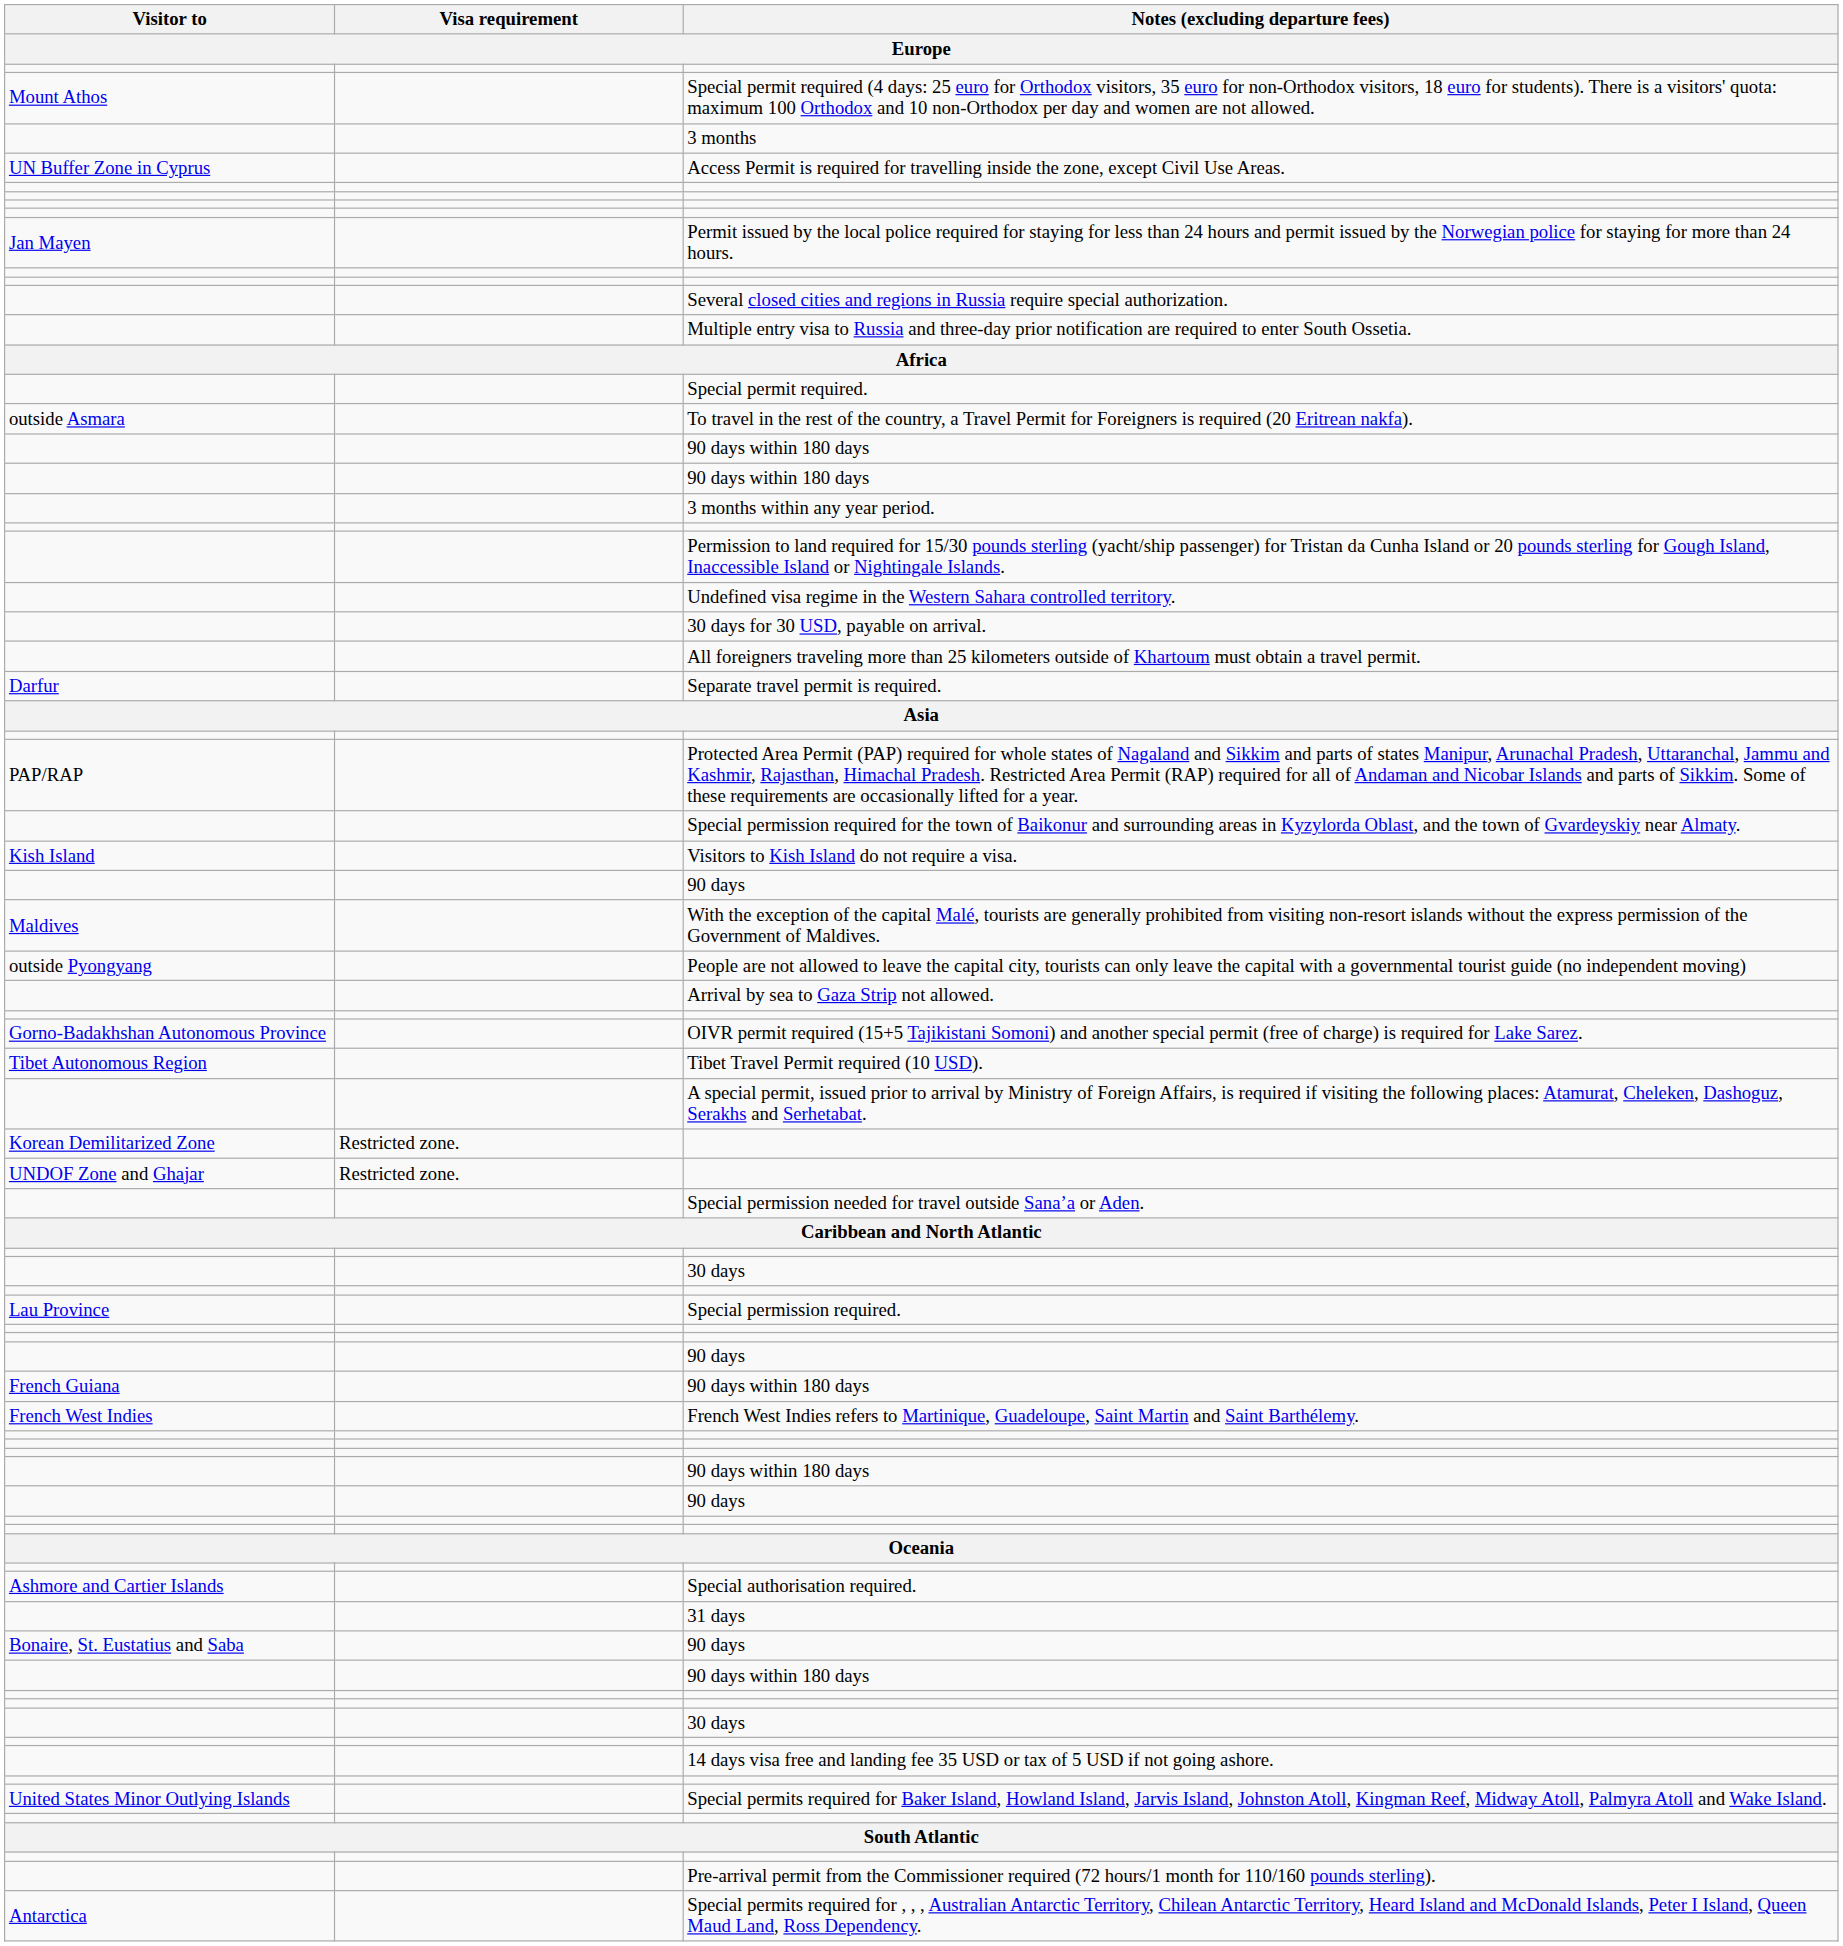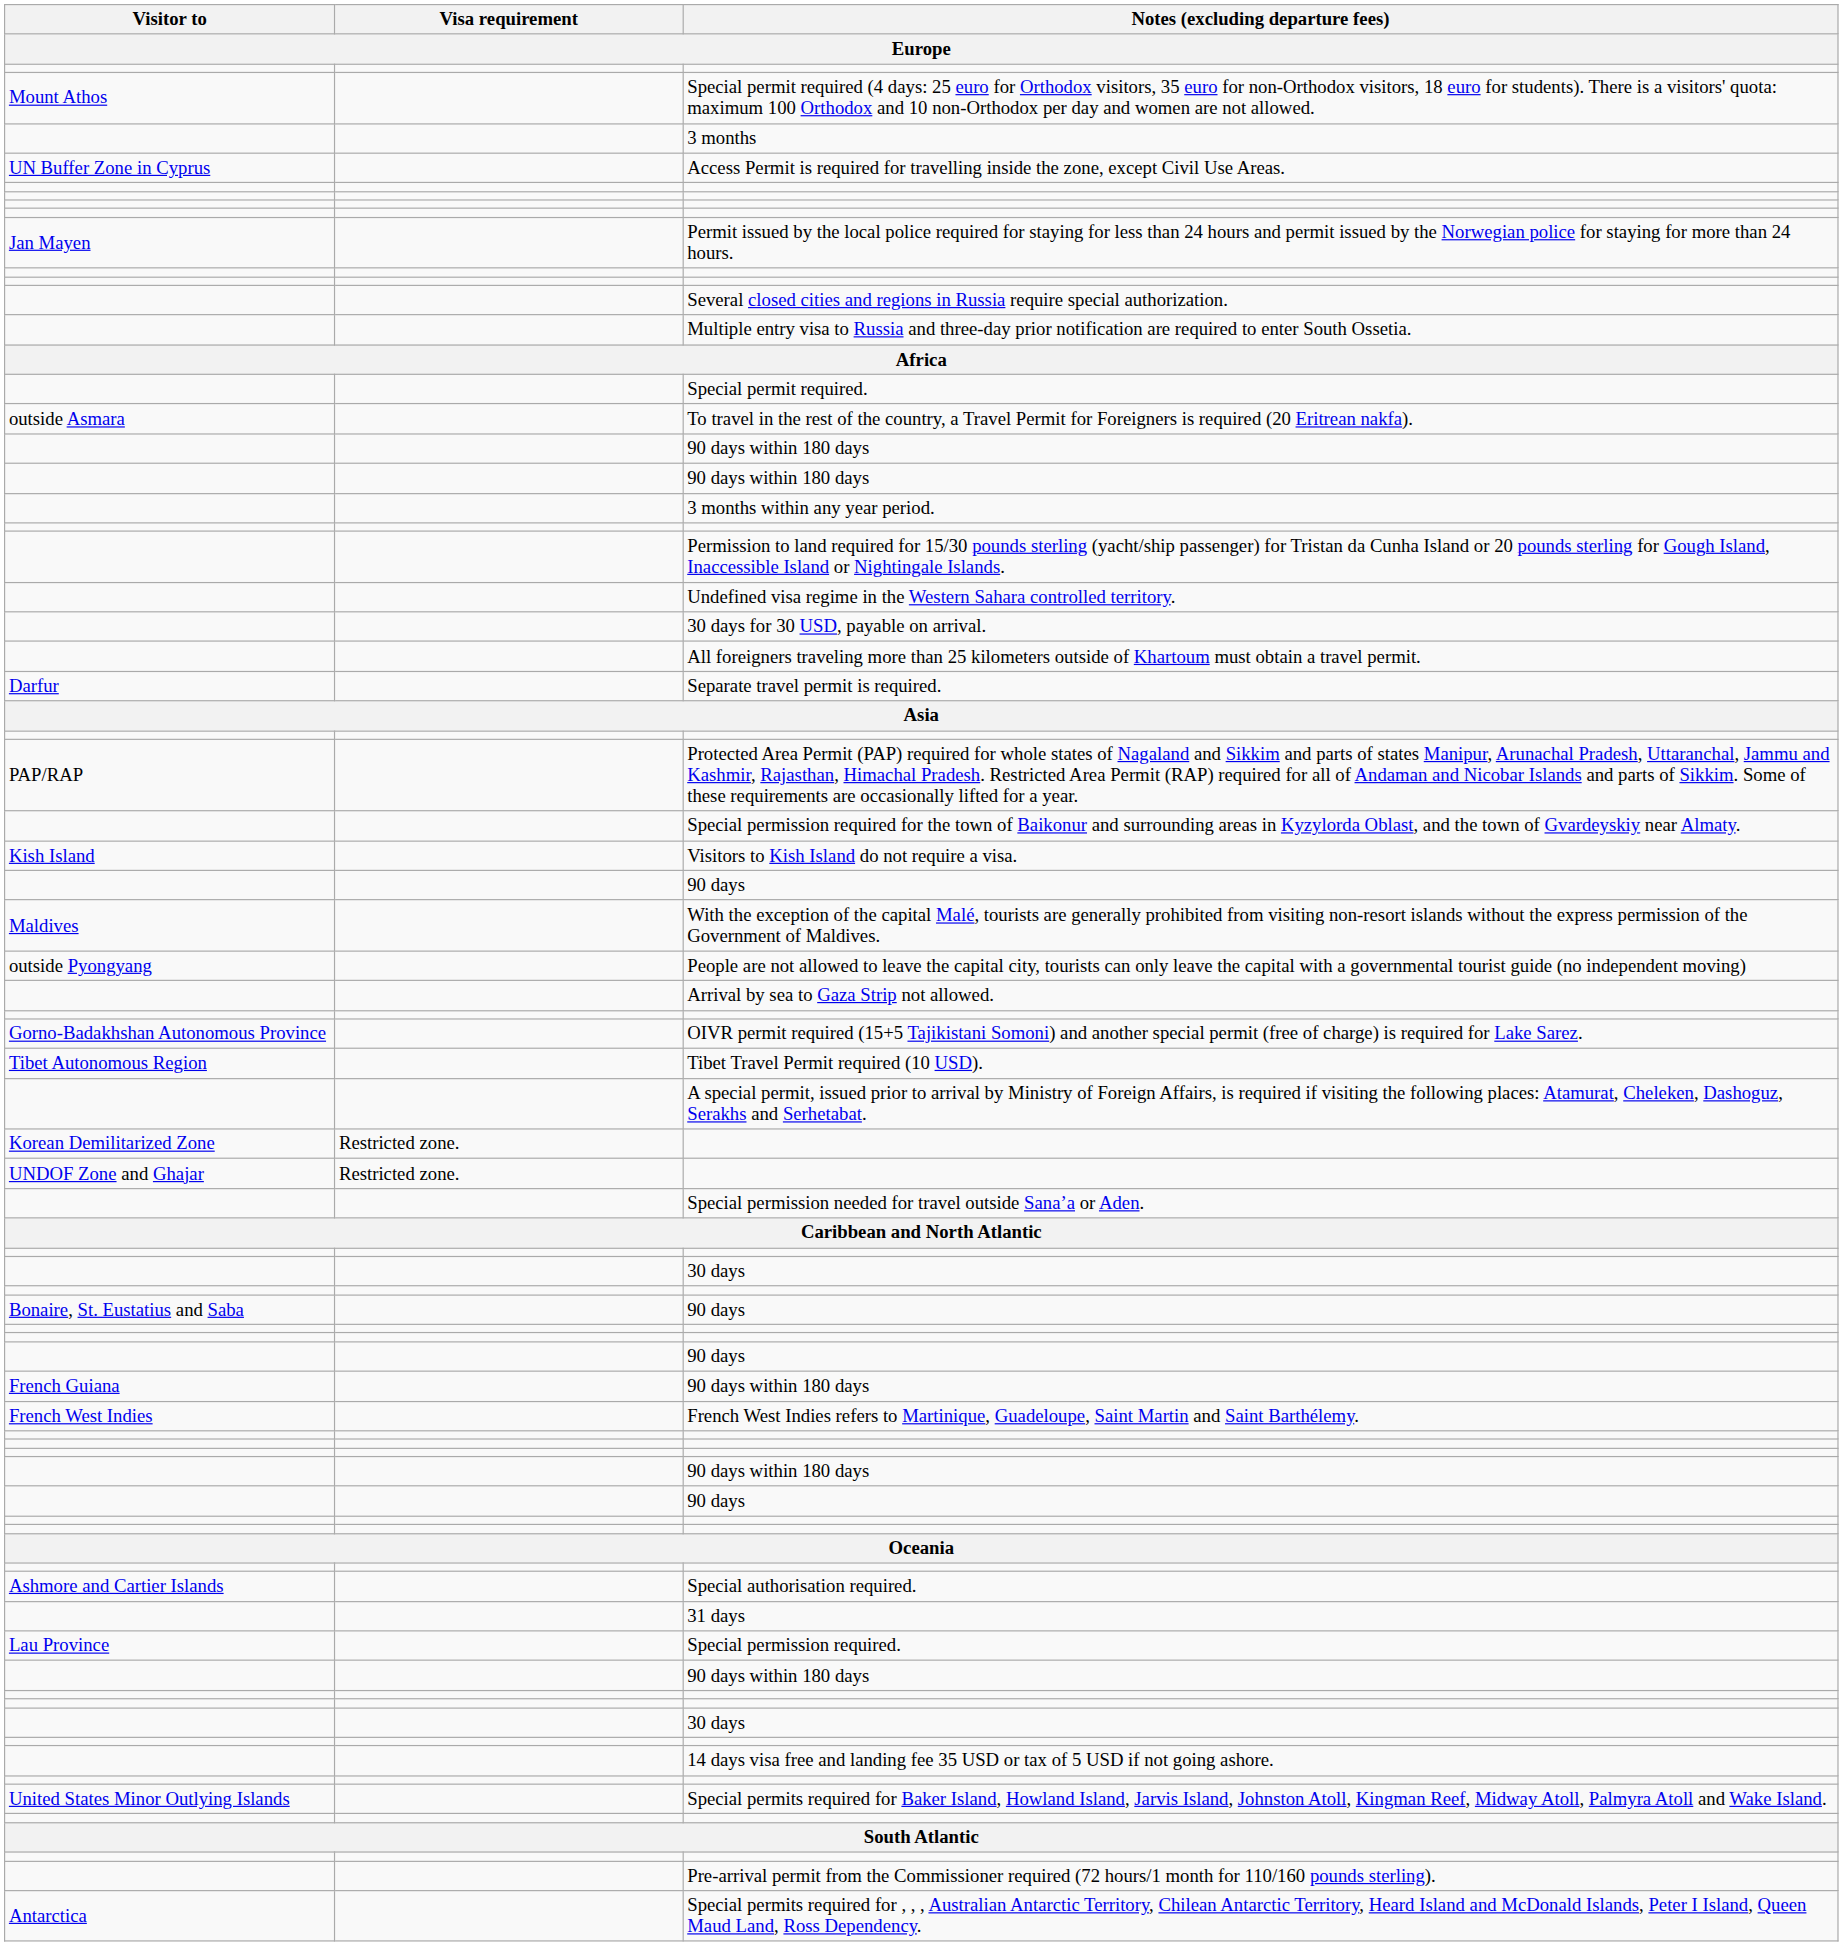rows swapped: (126, 1645) <-> (59, 1309)
